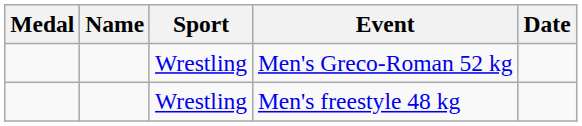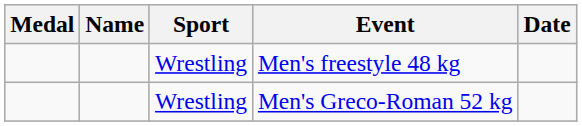rows swapped: (385, 62) <-> (359, 101)
